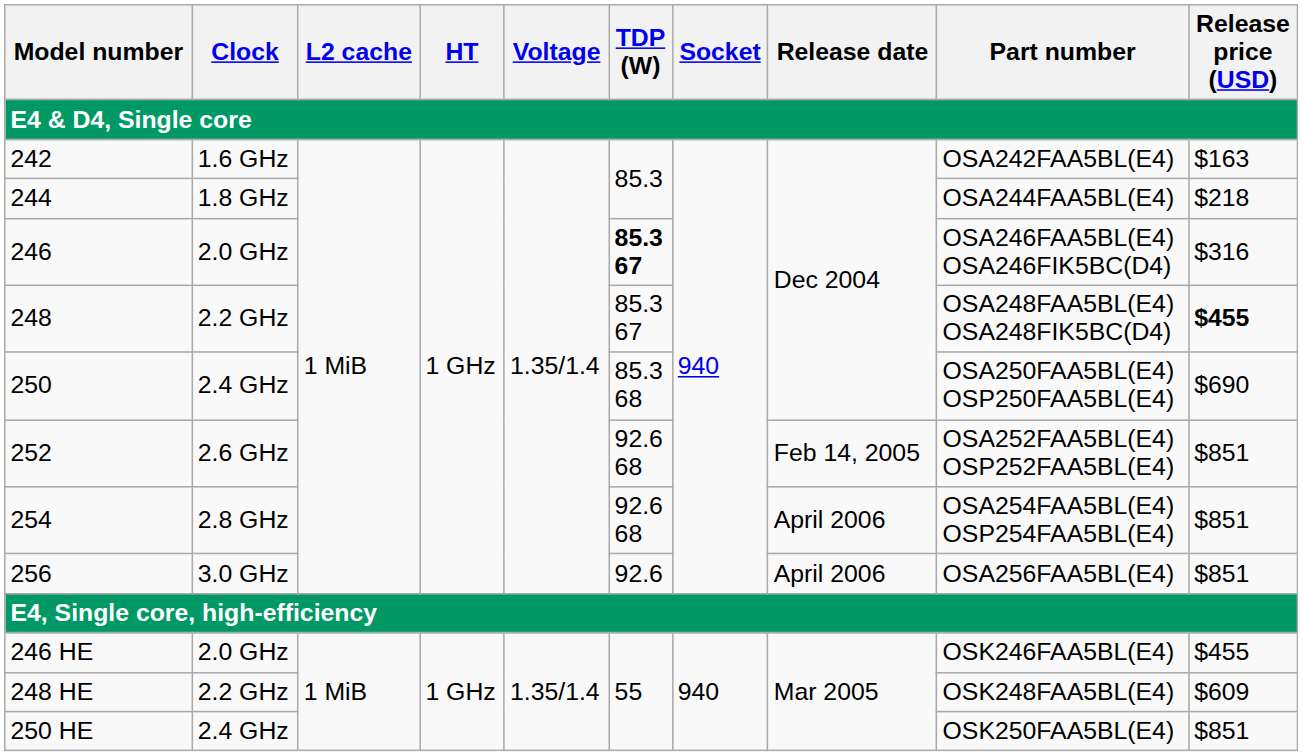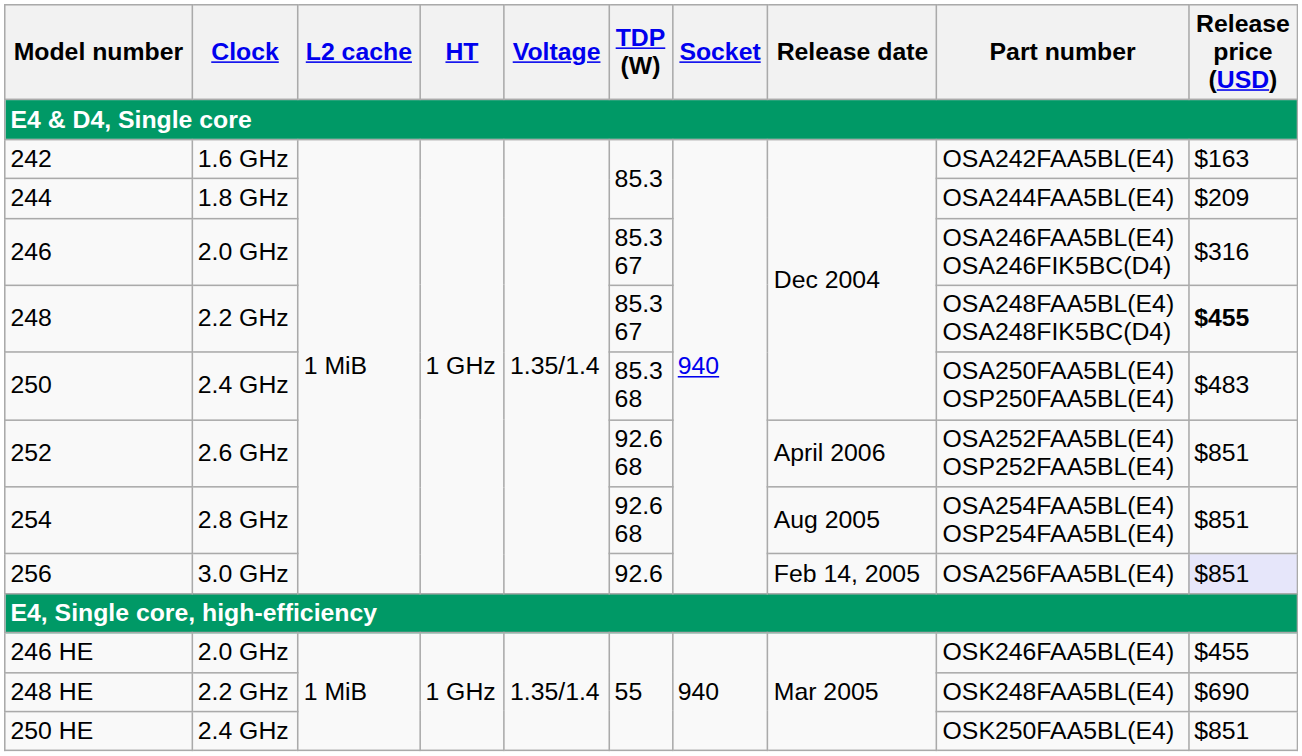(1222, 197) $218 -> (1222, 197) $209
(639, 251) bold -> (639, 251) normal
(1222, 385) $690 -> (1222, 385) $483
(847, 452) Feb 14, 2005 -> (830, 452) April 2006
(830, 520) April 2006 -> (827, 520) Aug 2005
(830, 573) April 2006 -> (847, 573) Feb 14, 2005
(1222, 573) no background -> (1222, 573) lavender background
(1222, 691) $609 -> (1222, 691) $690
